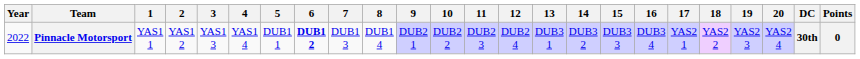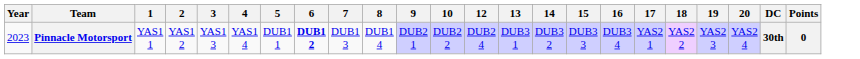- column: (481, 13)
(18, 37) 2022 -> (18, 37) 2023
